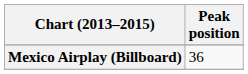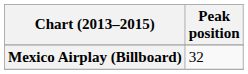(196, 57) 36 -> (196, 57) 32
